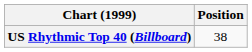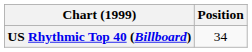(221, 36) 38 -> (221, 36) 34
